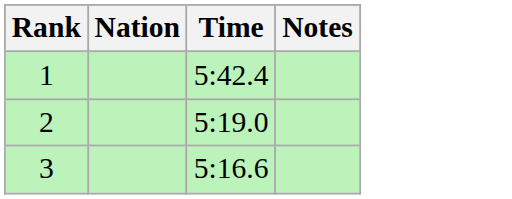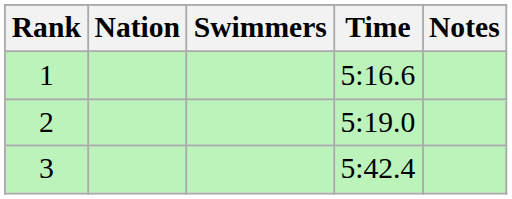+ column: (260, 27)
(231, 74) 5:42.4 -> (378, 74) 5:16.6
(231, 168) 5:16.6 -> (378, 168) 5:42.4
